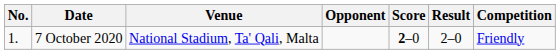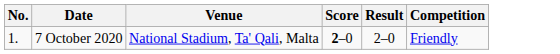- column: (355, 15)
